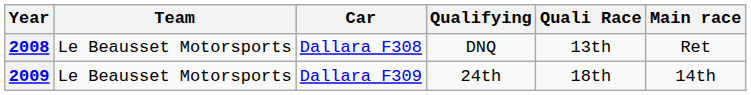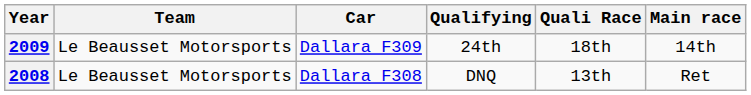rows swapped: (29, 47) <-> (29, 76)
